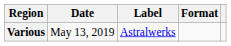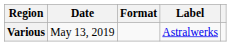columns swapped: (199, 13) <-> (148, 13)
